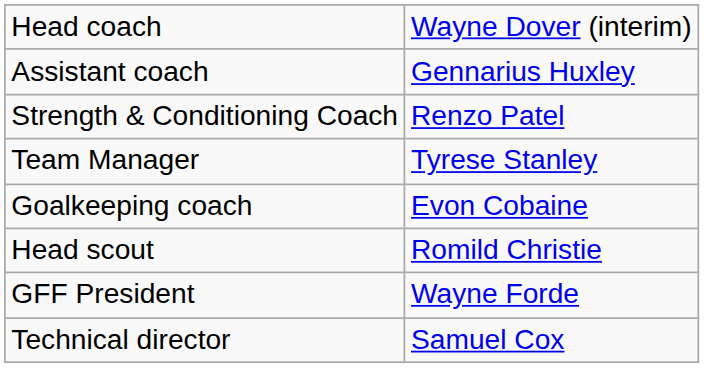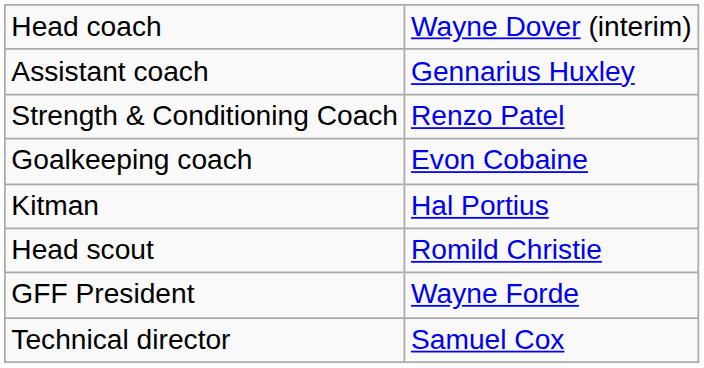- row: (105, 160)
+ row: (55, 205)
